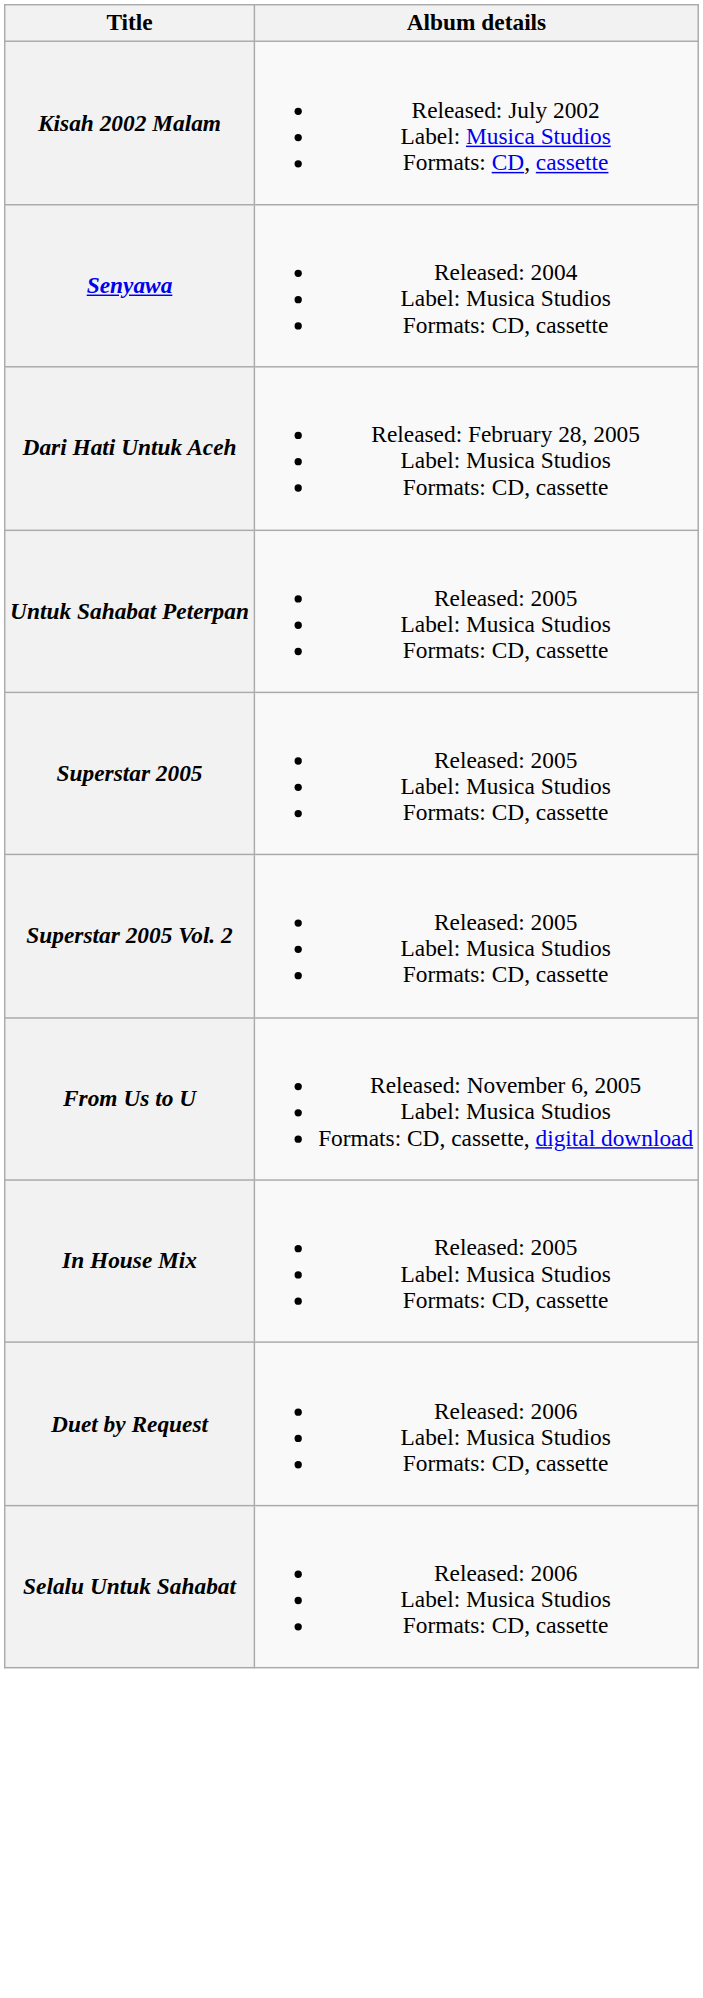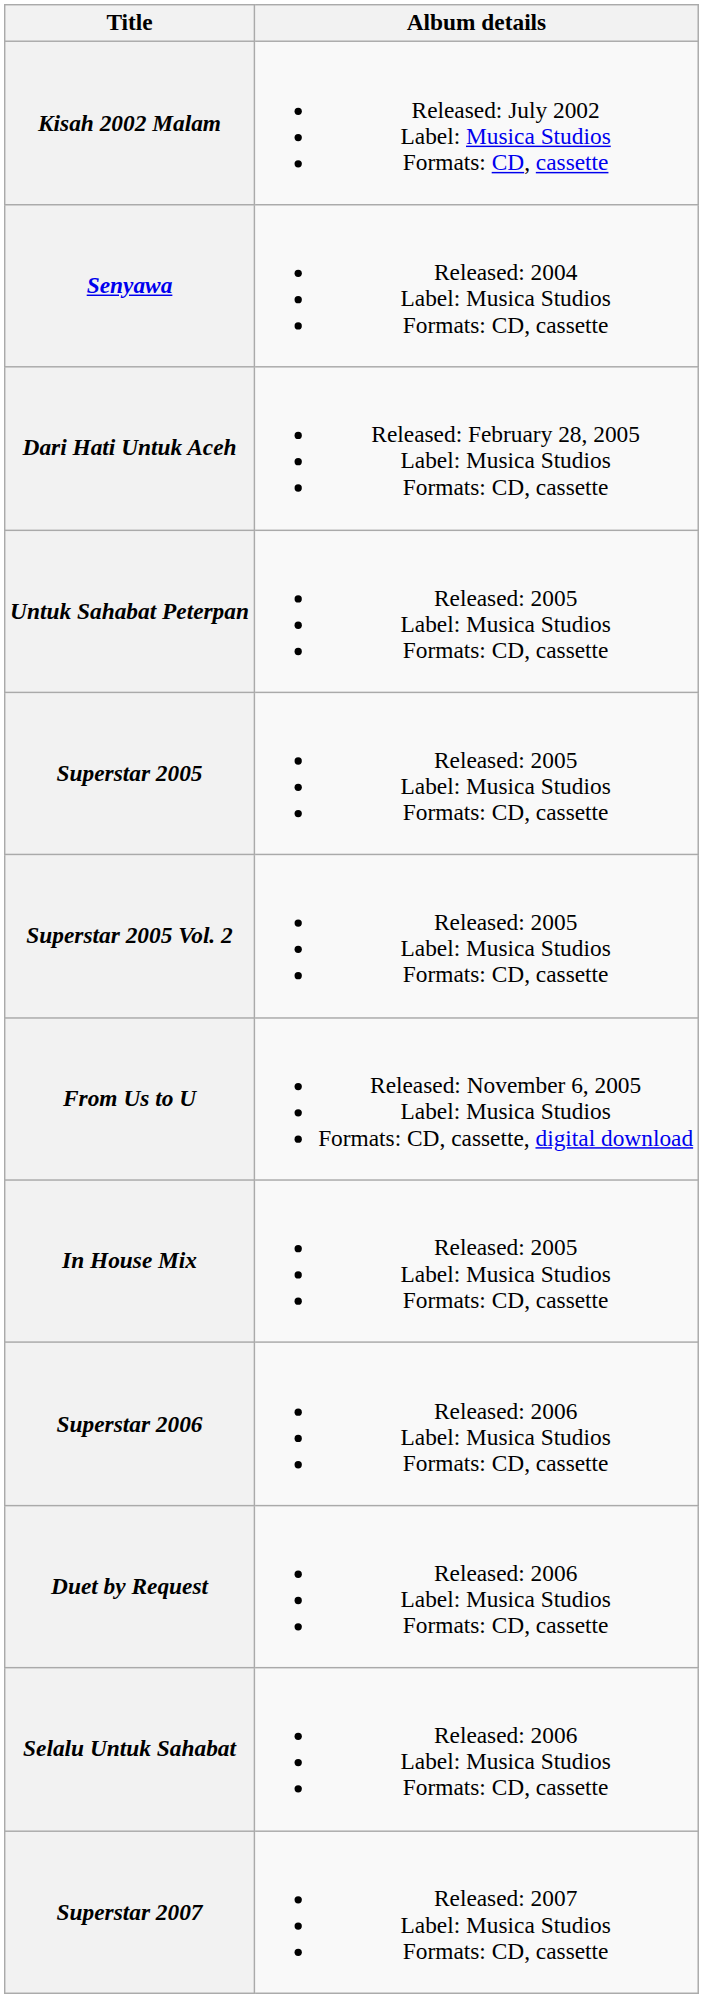+ row: (130, 1423)
+ row: (130, 1911)
